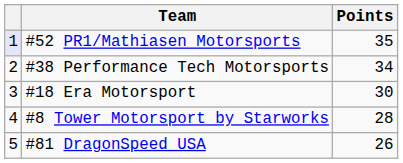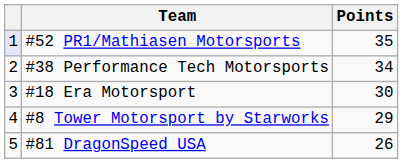(384, 120) 28 -> (384, 120) 29
